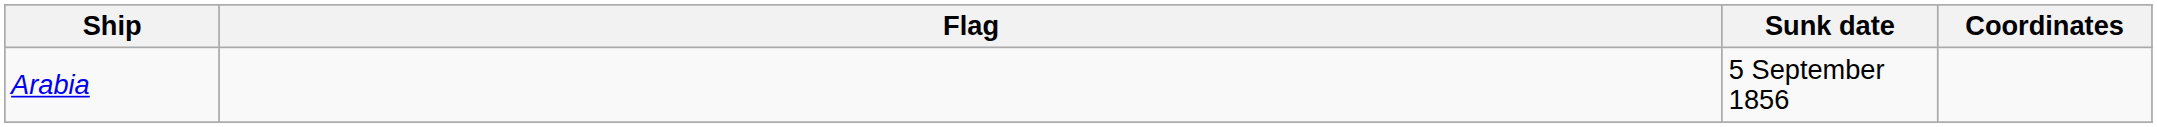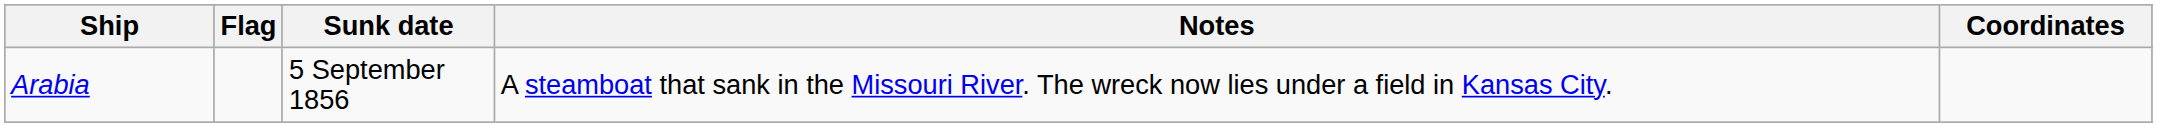+ column: (1217, 26)
